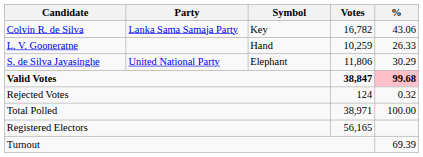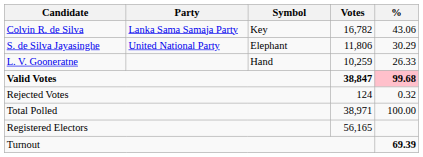rows swapped: (53, 62) <-> (42, 45)
(404, 144) normal -> (404, 144) bold
